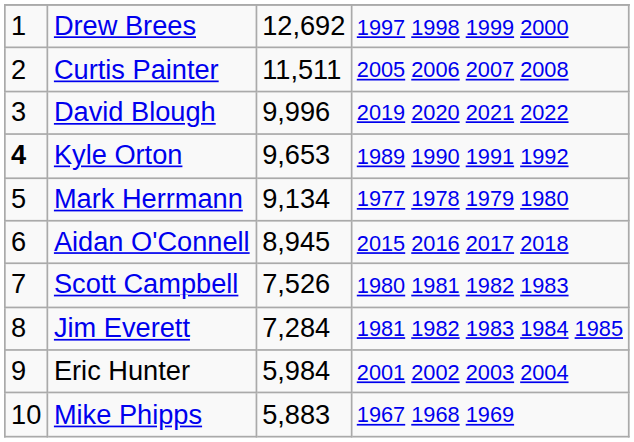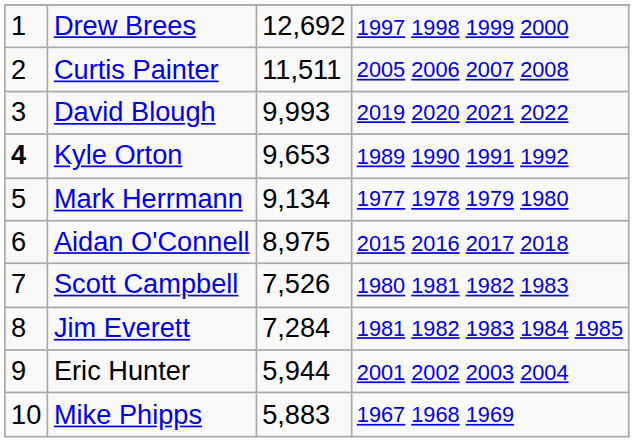(296, 112) 9,996 -> (296, 112) 9,993
(296, 241) 8,945 -> (296, 241) 8,975
(296, 371) 5,984 -> (296, 371) 5,944
